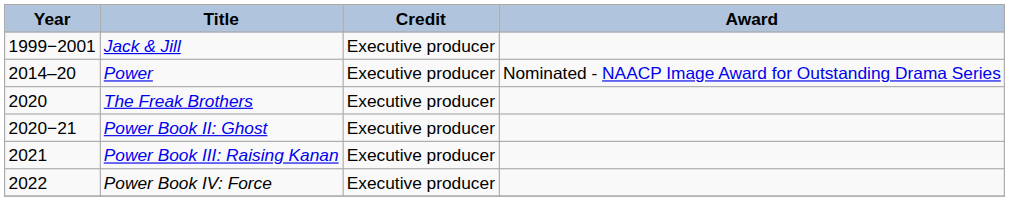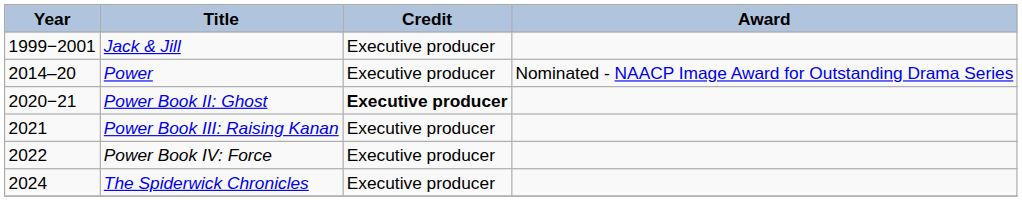- row: (178, 101)
(421, 128) normal -> (427, 101) bold
+ row: (206, 183)
